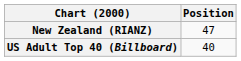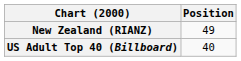(208, 30) 47 -> (208, 30) 49
